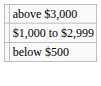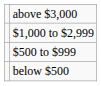+ row: (44, 52)
